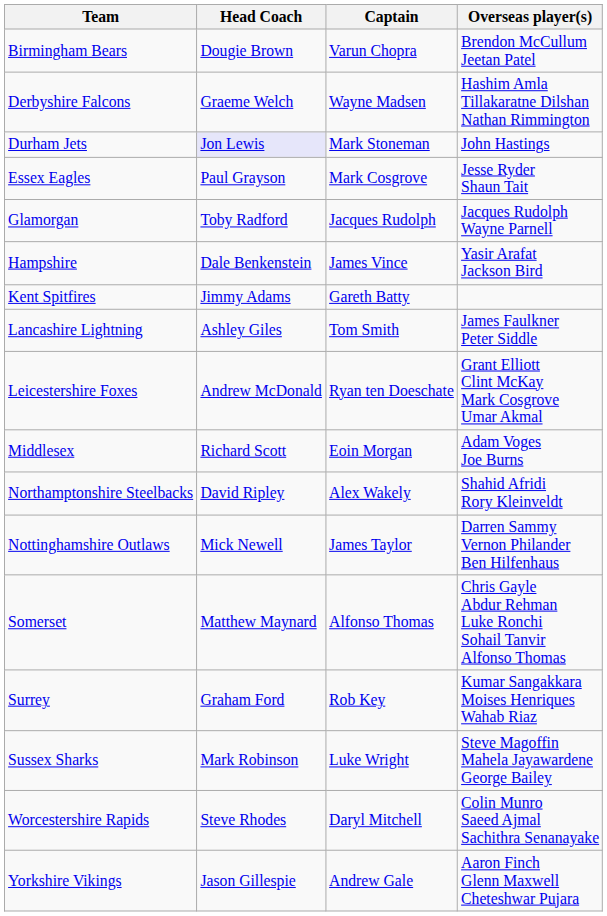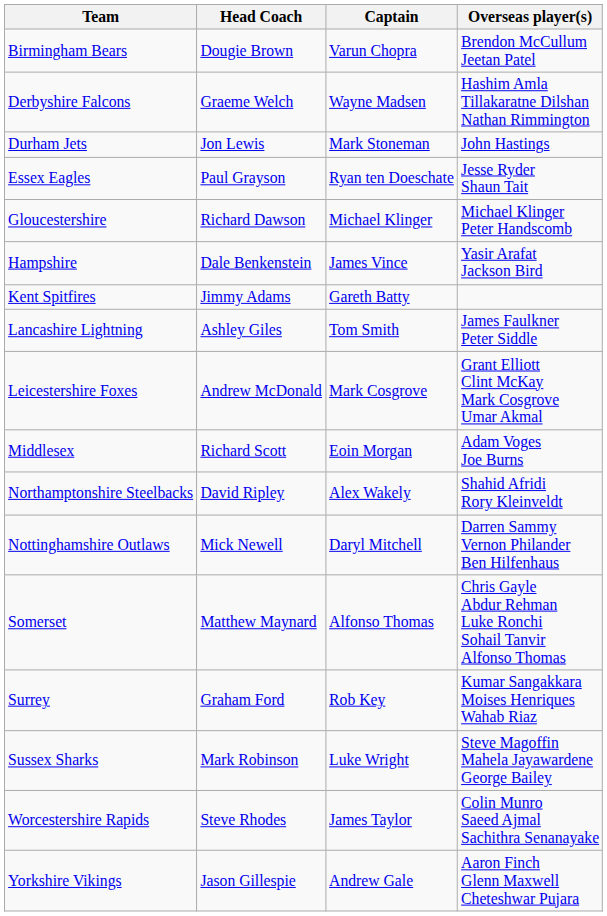(232, 144) lavender background -> (232, 144) no background
(378, 178) Mark Cosgrove -> (391, 178) Ryan ten Doeschate
- row: (43, 220)
+ row: (57, 220)
(391, 390) Ryan ten Doeschate -> (378, 390) Mark Cosgrove
(370, 544) James Taylor -> (375, 544) Daryl Mitchell
(375, 820) Daryl Mitchell -> (370, 820) James Taylor
